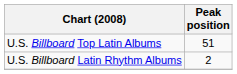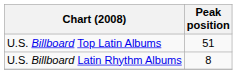(208, 60) 2 -> (208, 60) 8
